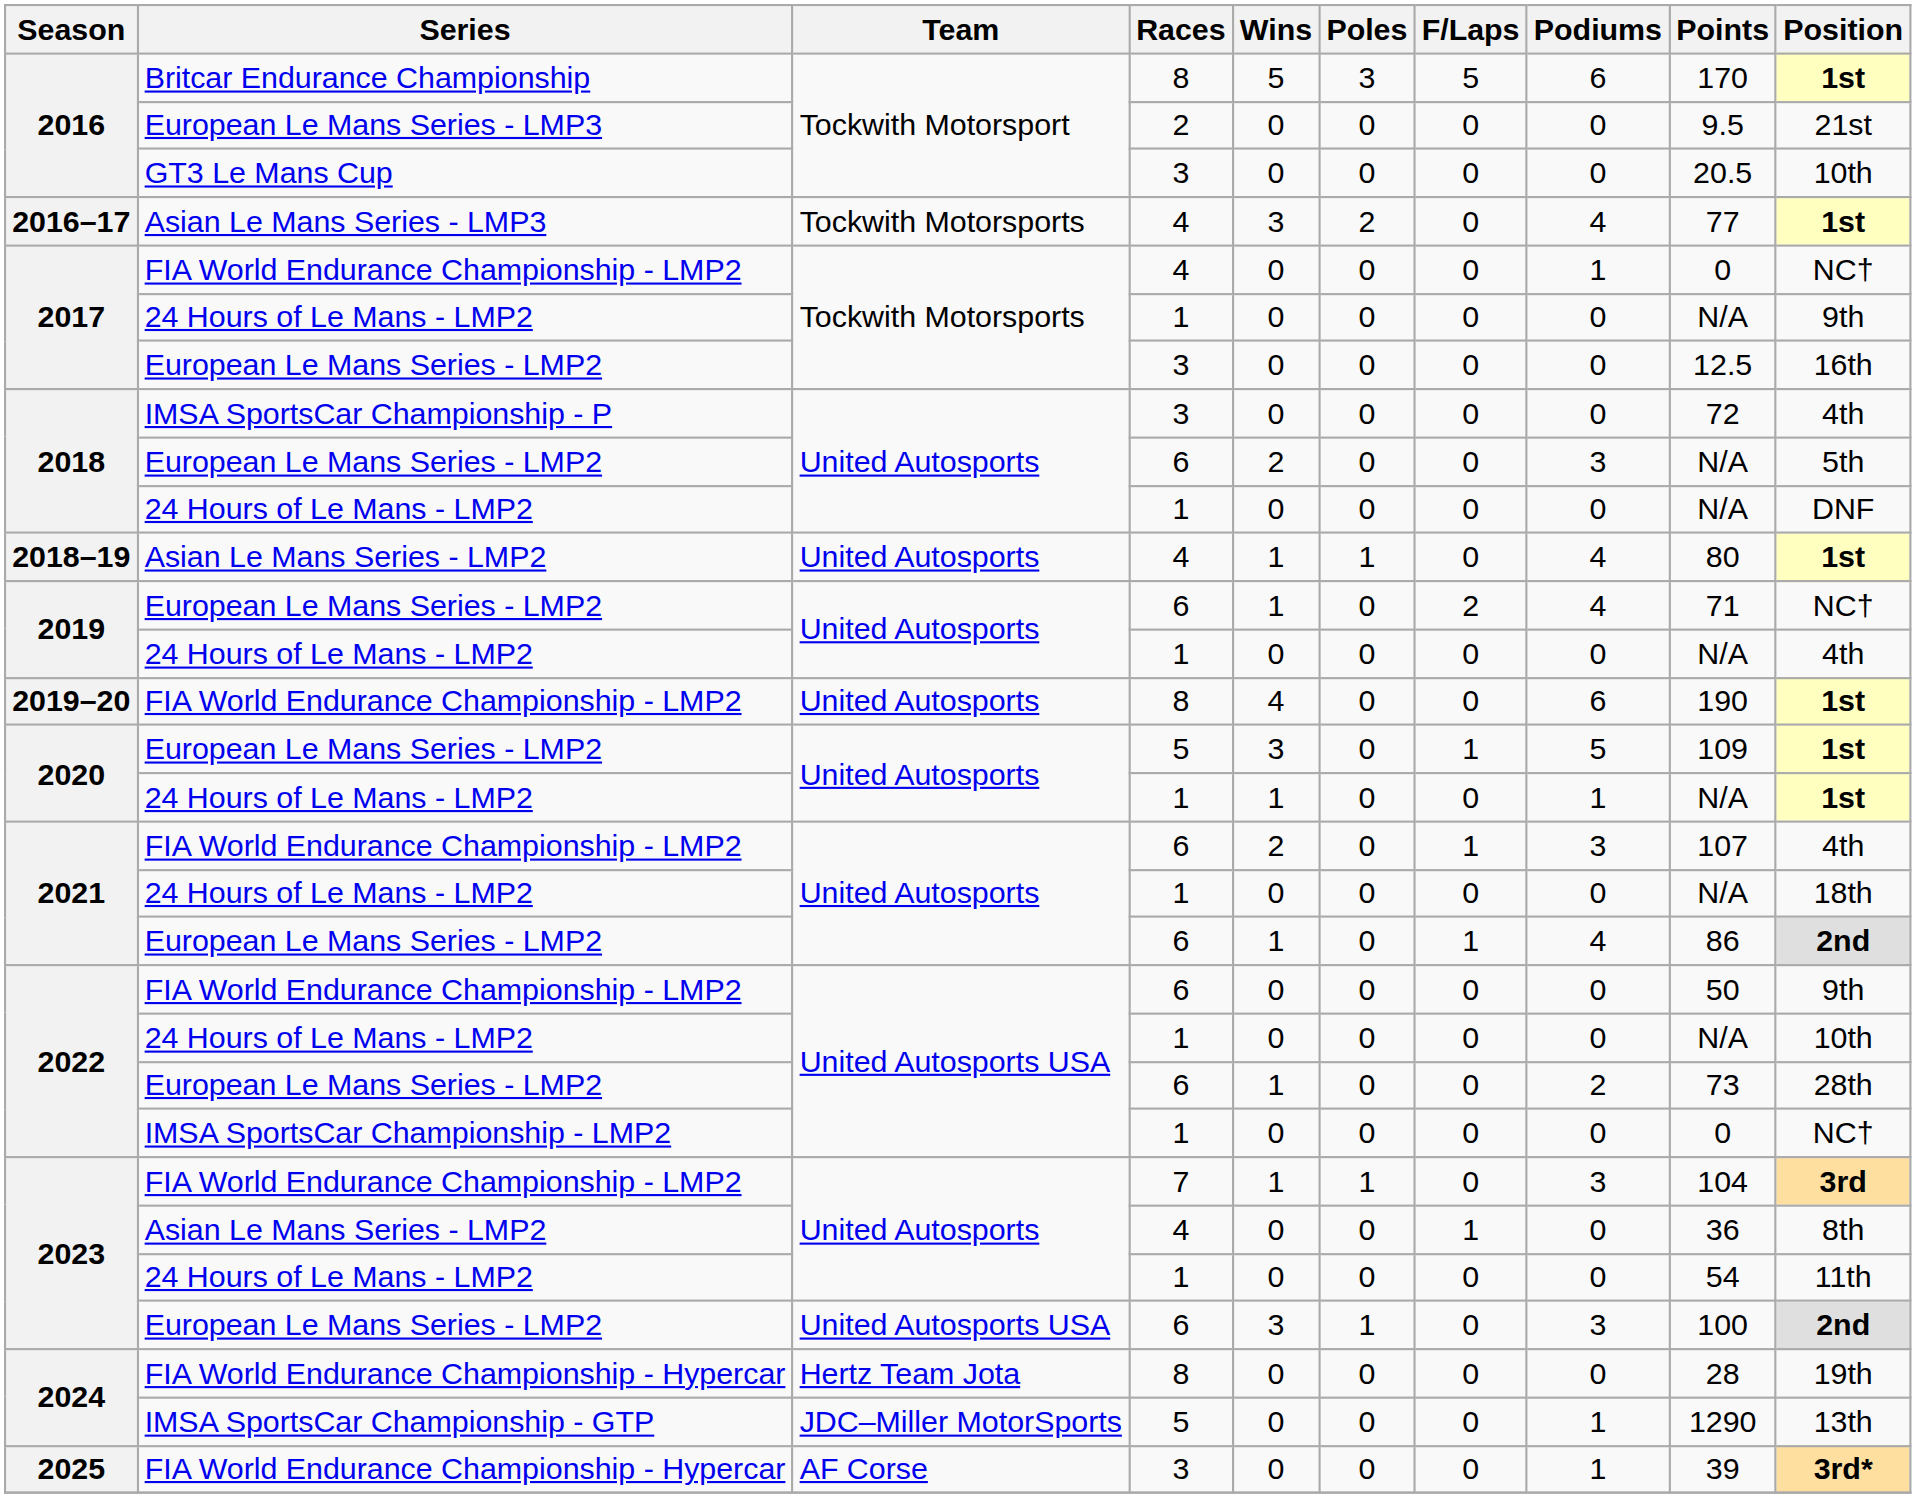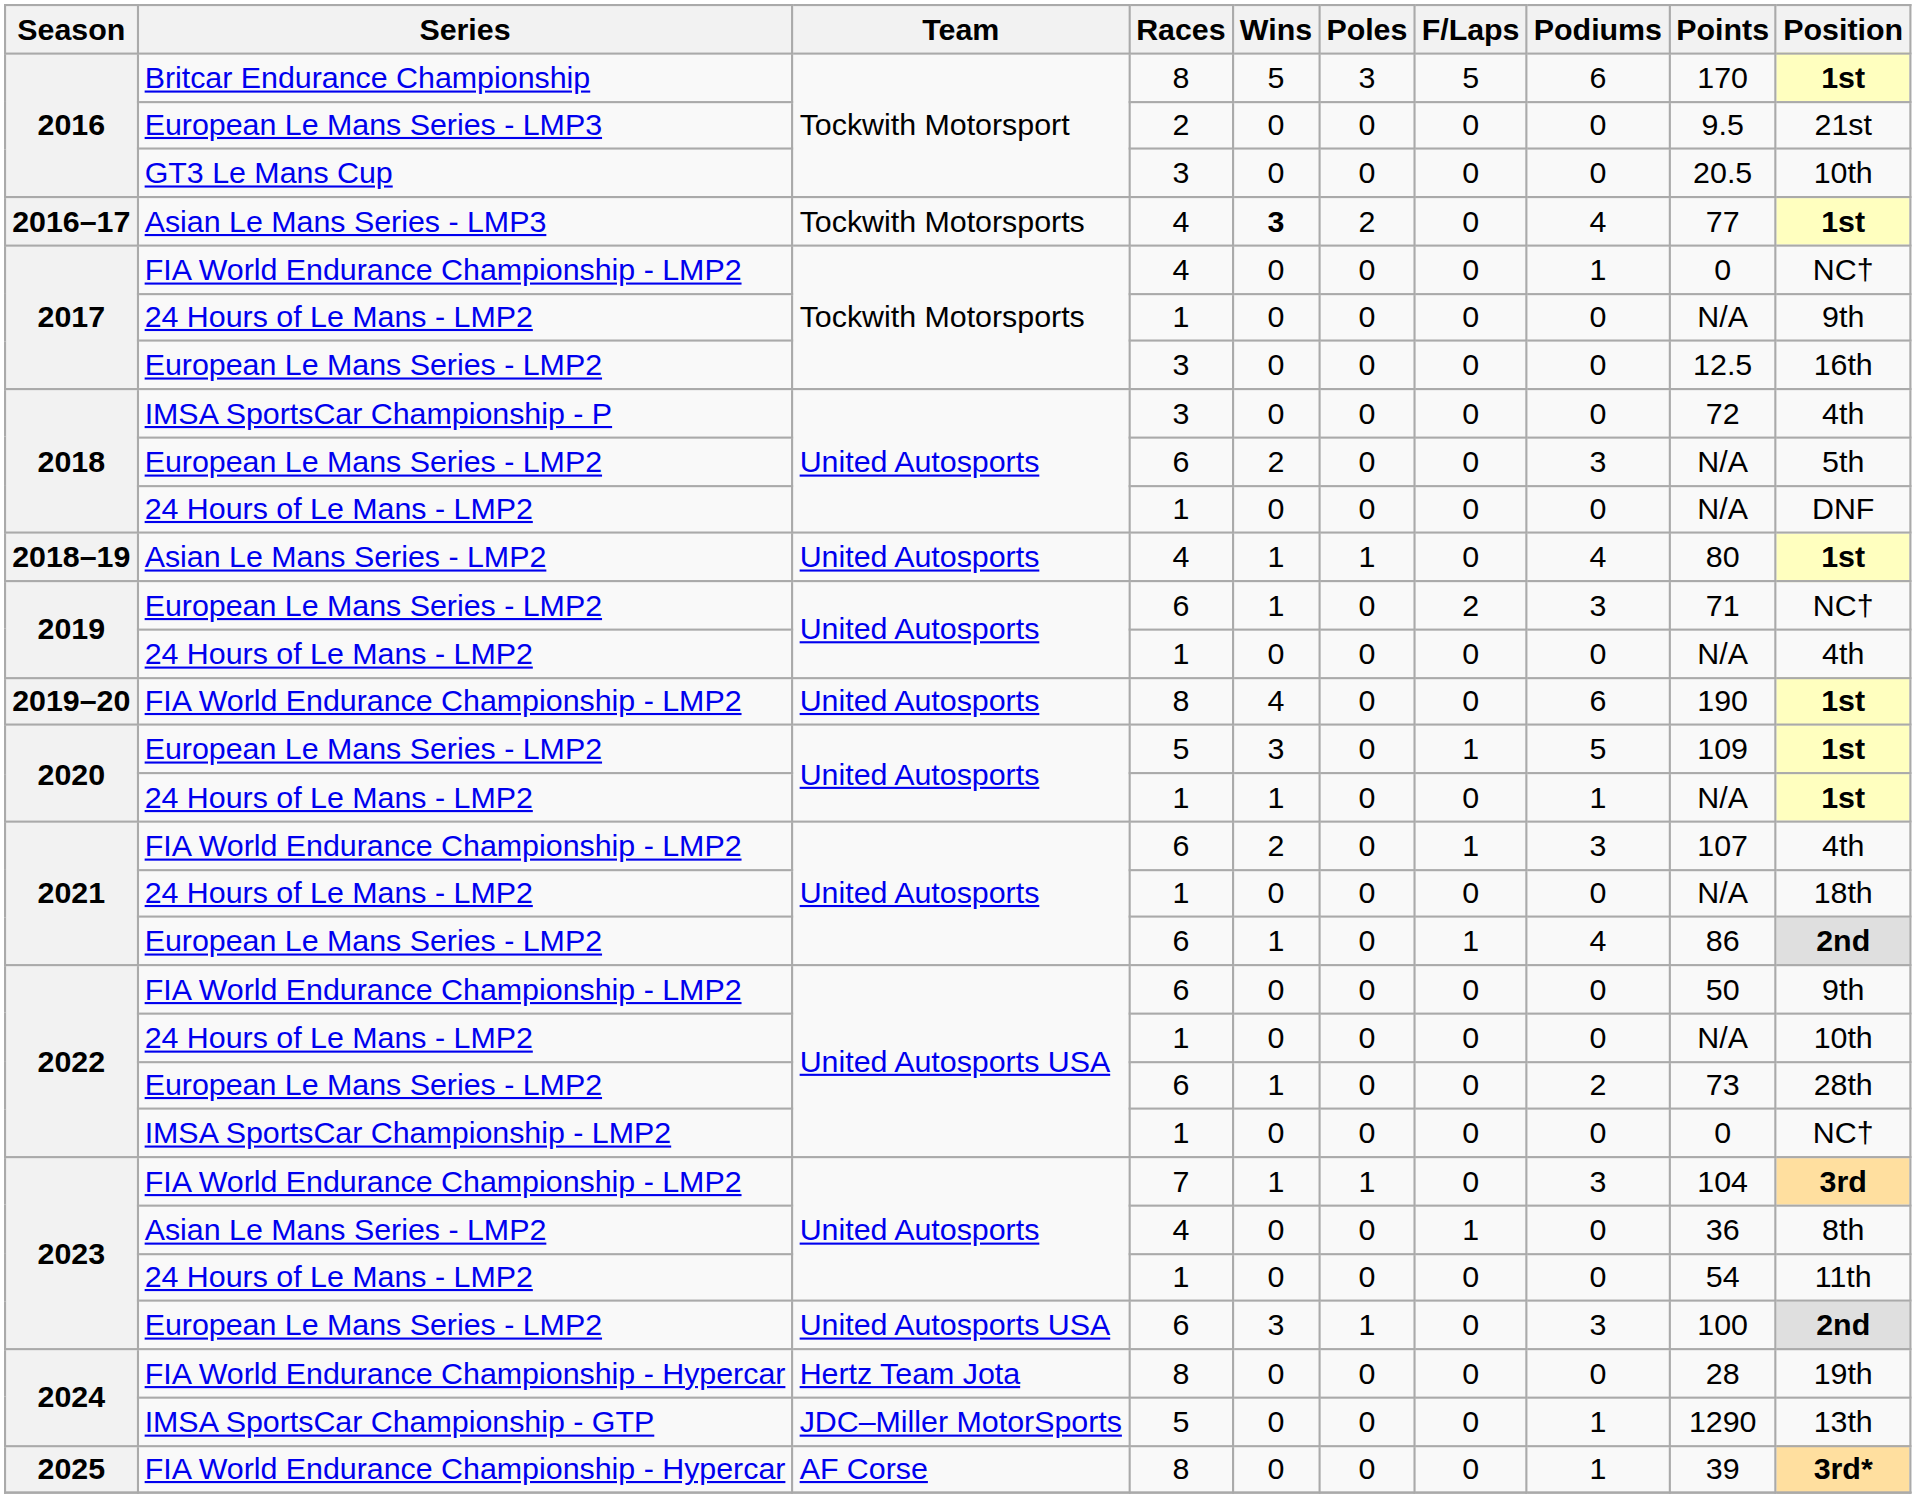(1276, 221) normal -> (1276, 221) bold
(1598, 605) 4 -> (1598, 605) 3
(1181, 1470) 3 -> (1181, 1470) 8
